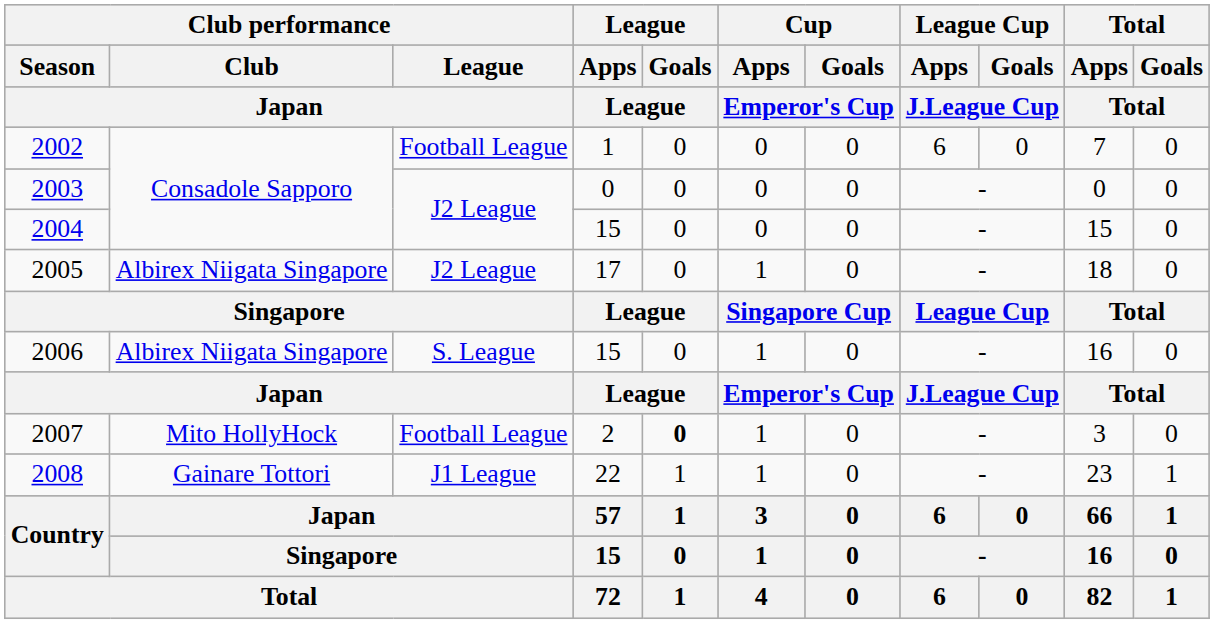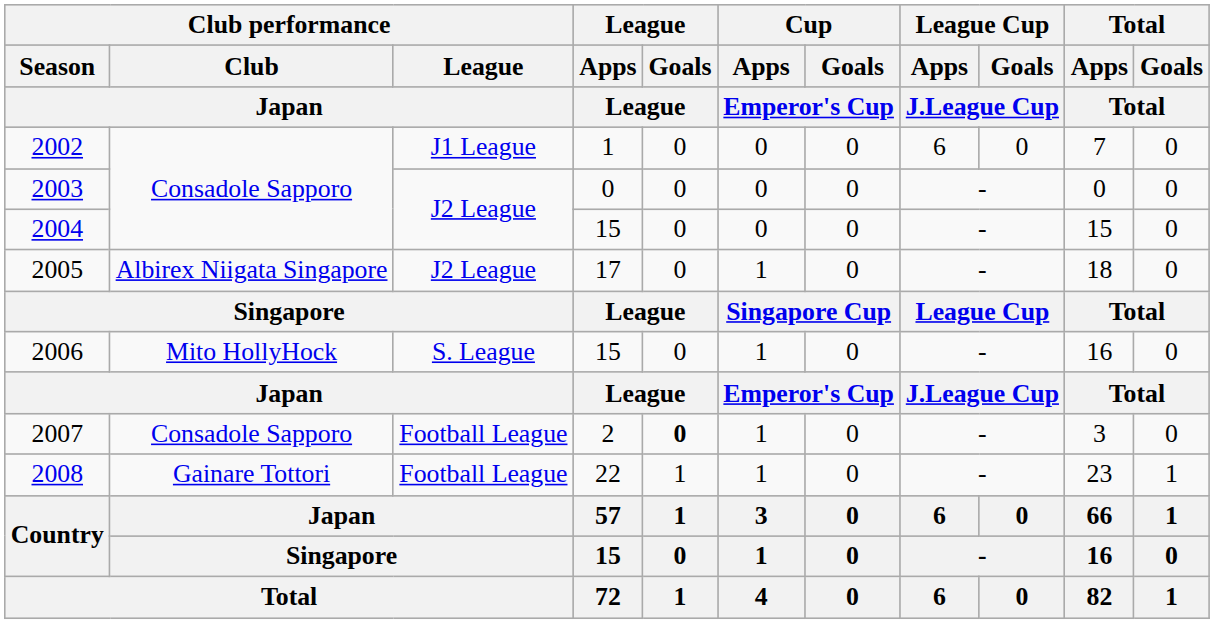(483, 147) Football League -> (483, 147) J1 League
(252, 351) Albirex Niigata Singapore -> (252, 351) Mito HollyHock
(252, 433) Mito HollyHock -> (252, 433) Consadole Sapporo
(483, 474) J1 League -> (483, 474) Football League
